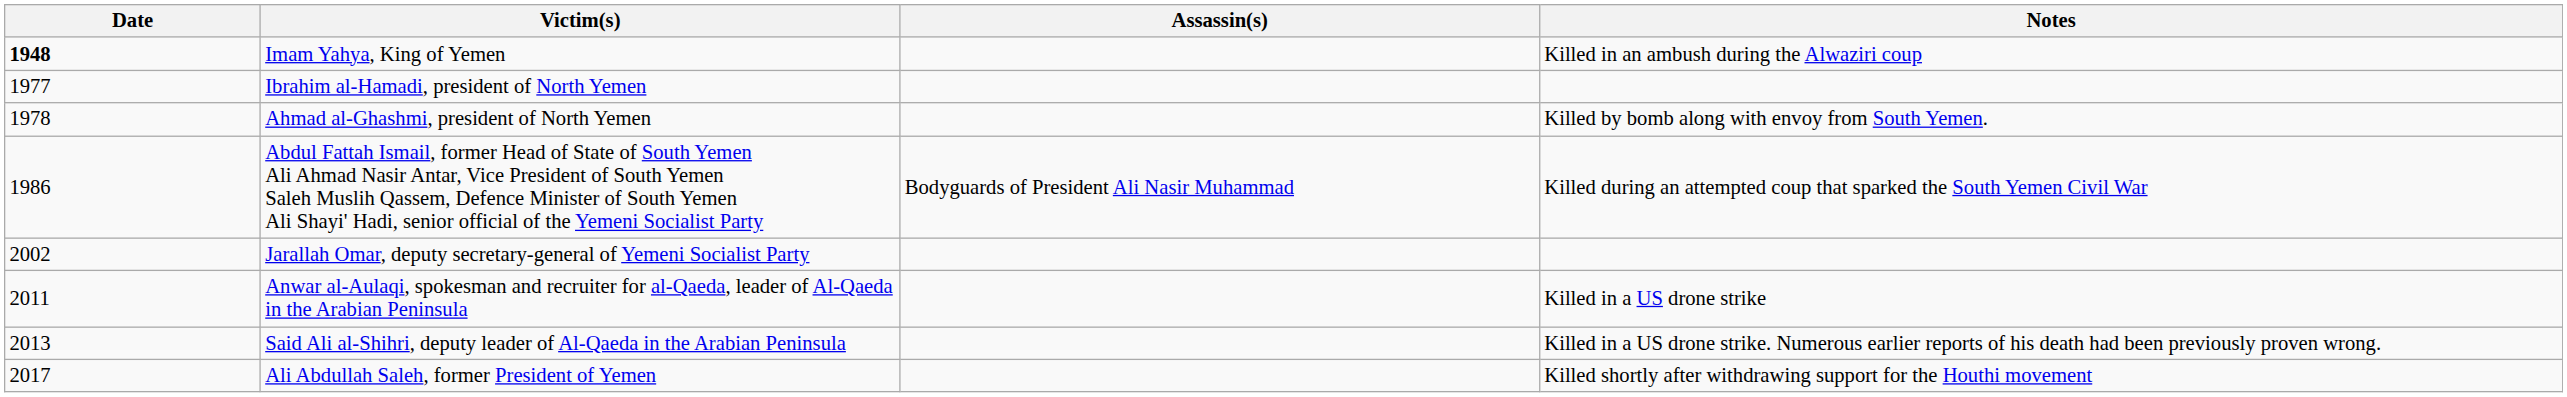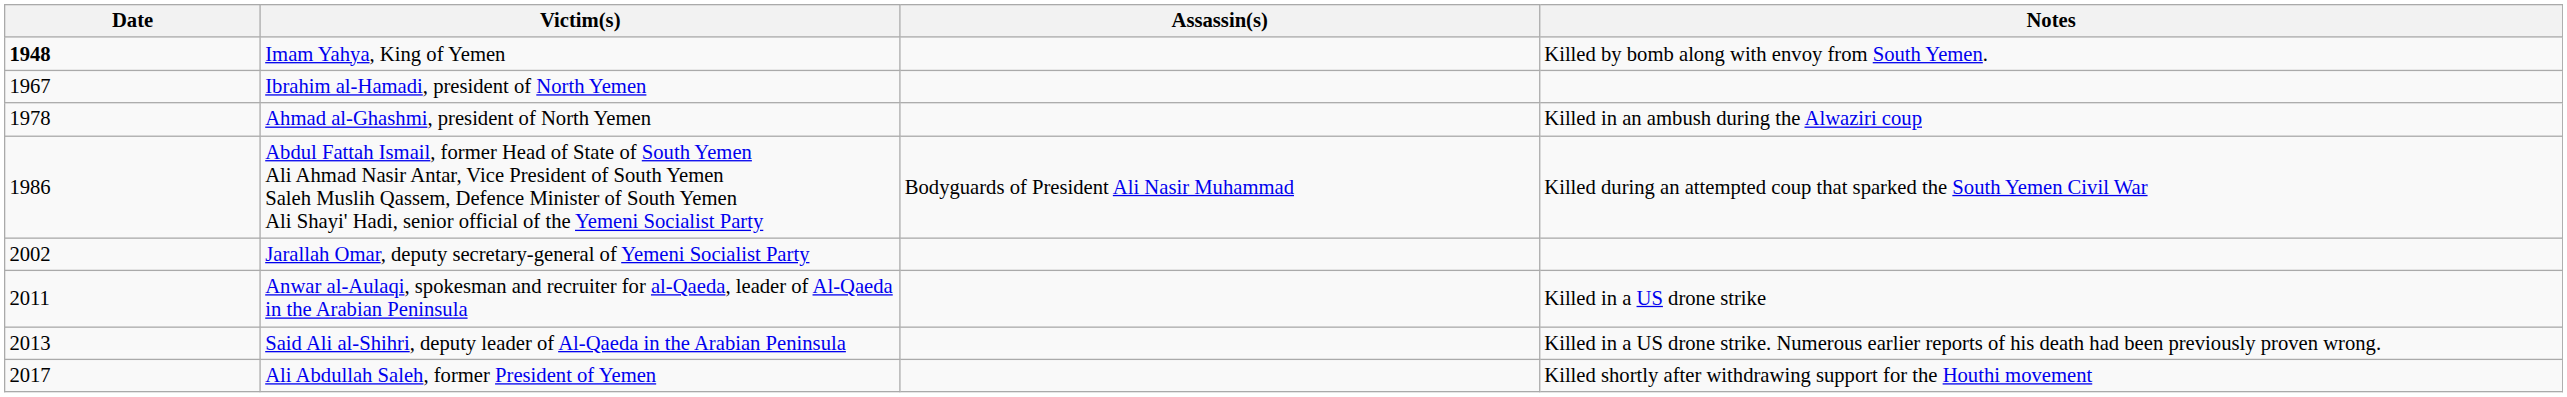(1733, 53) Killed in an ambush during the Alwaziri coup -> (1766, 53) Killed by bomb along with envoy from South Yemen.
(30, 86) 1977 -> (30, 86) 1967
(1766, 119) Killed by bomb along with envoy from South Yemen. -> (1733, 119) Killed in an ambush during the Alwaziri coup
